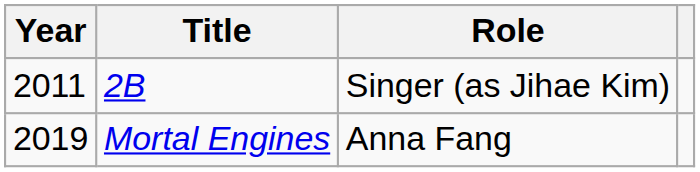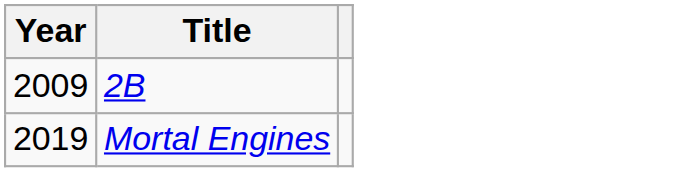- column: (508, 31)
(49, 85) 2011 -> (51, 85) 2009
